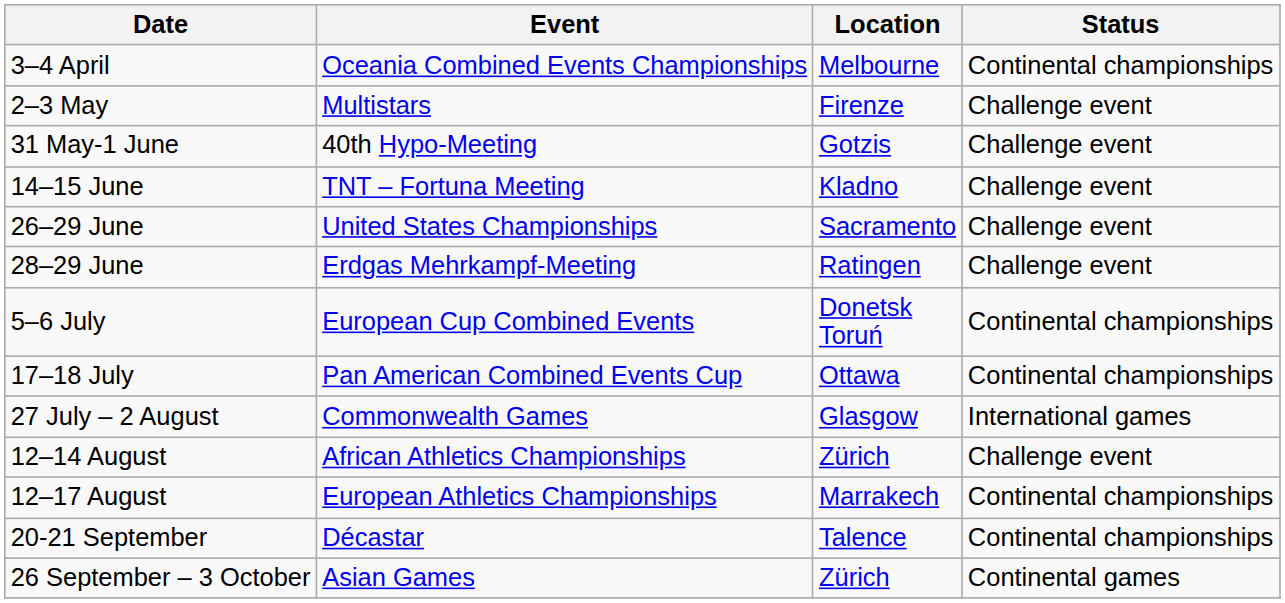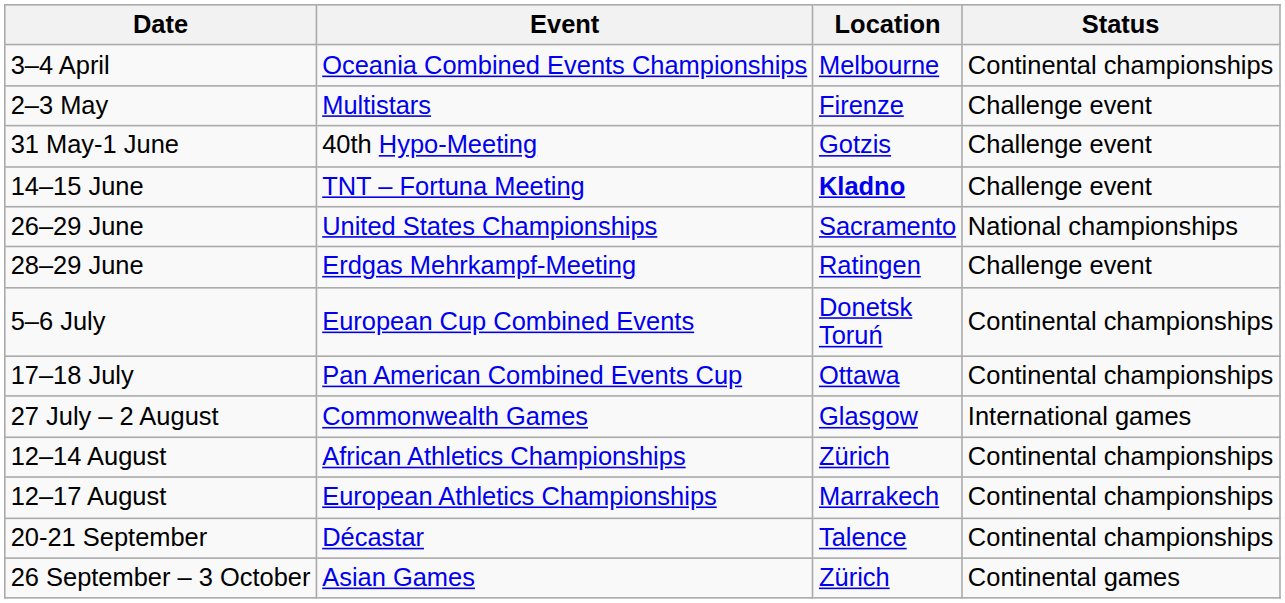(859, 186) normal -> (862, 186) bold
(1060, 226) Challenge event -> (1103, 226) National championships
(1060, 456) Challenge event -> (1121, 456) Continental championships
